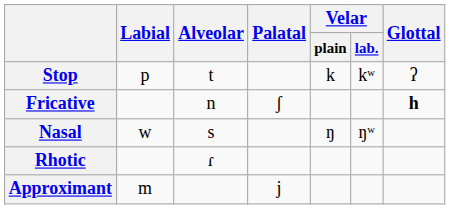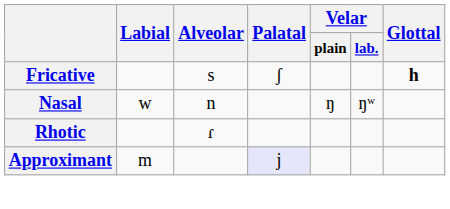- row: (60, 75)
(211, 103) n -> (211, 75) s
(211, 132) s -> (211, 103) n
(279, 189) no background -> (279, 160) lavender background
